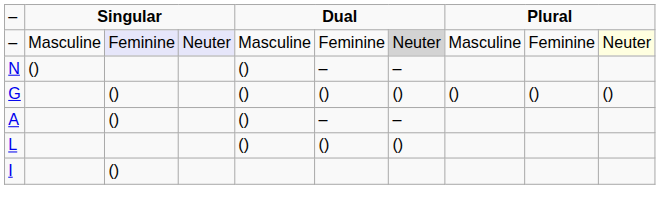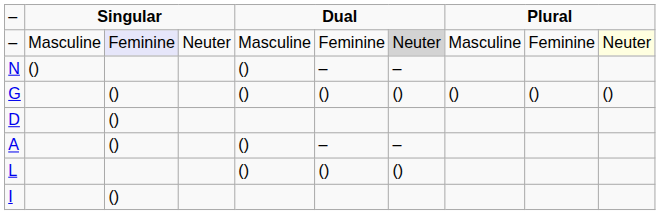(207, 42) lavender background -> (207, 42) no background
+ row: (14, 119)
